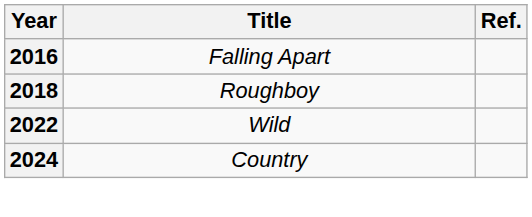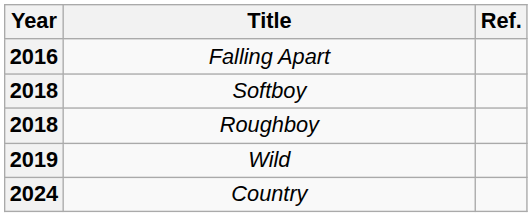+ row: (269, 90)
(34, 125) 2022 -> (34, 159) 2019
